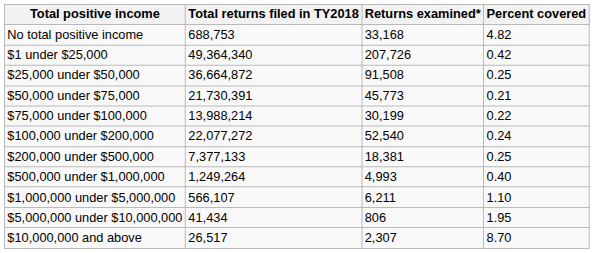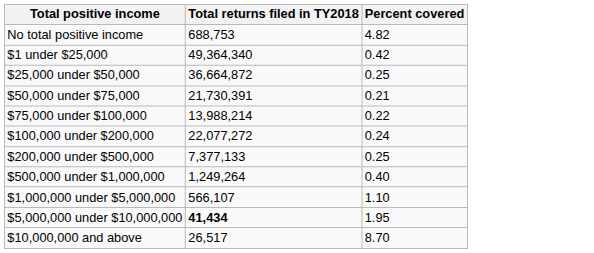- column: (423, 14)
(211, 217) normal -> (211, 217) bold
